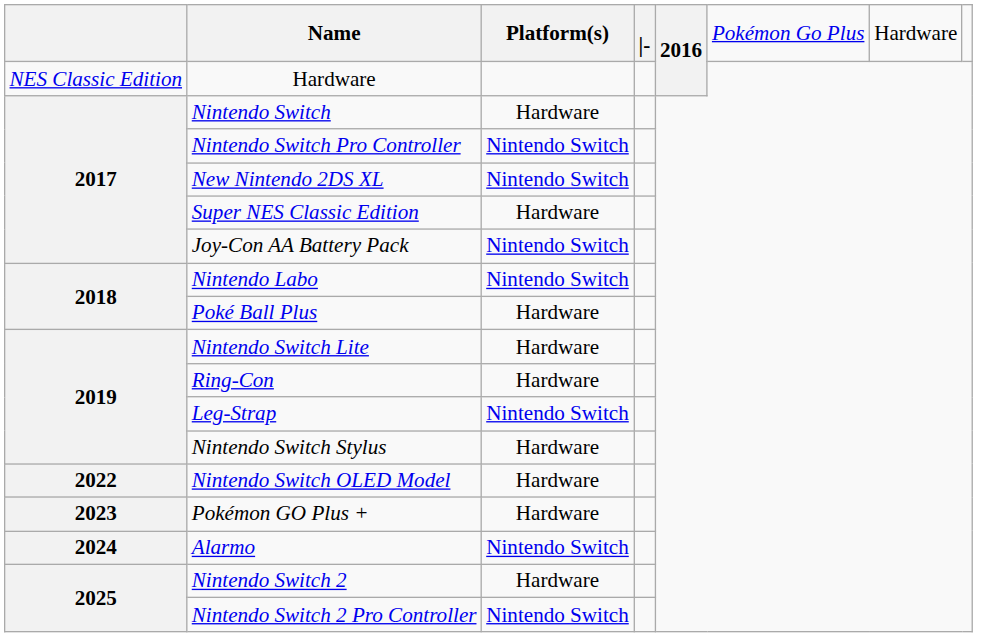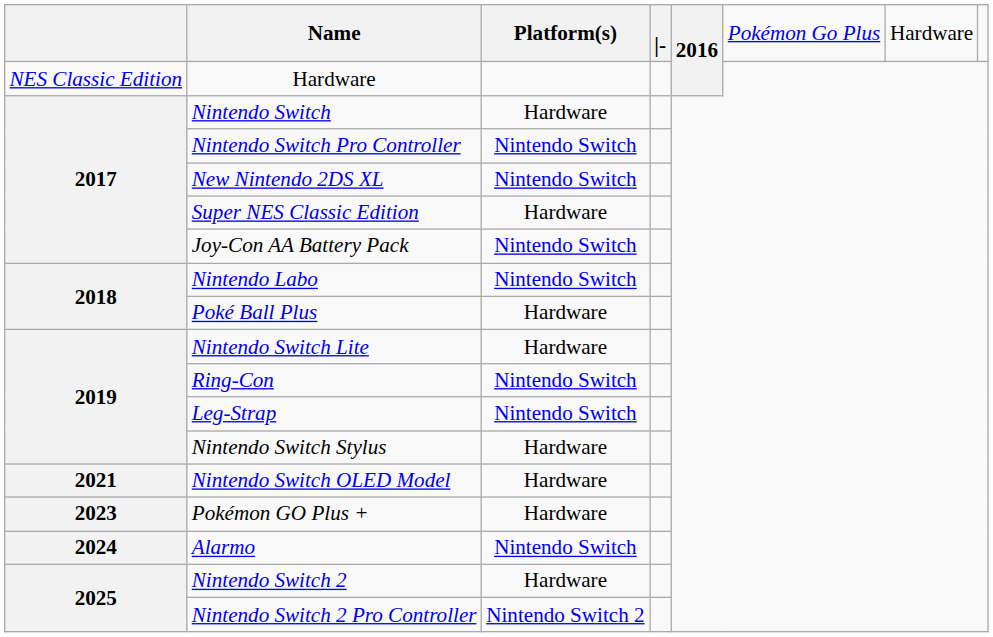(557, 379) Hardware -> (565, 379) Nintendo Switch
(96, 480) 2022 -> (96, 480) 2021
(557, 614) Nintendo Switch -> (565, 614) Nintendo Switch 2
